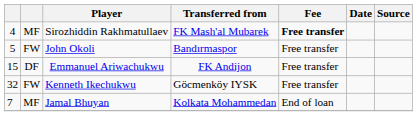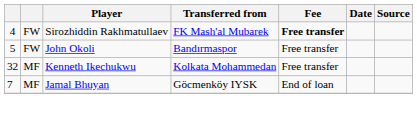(32, 31) MF -> (32, 31) FW
- row: (107, 66)
(32, 84) FW -> (32, 66) MF
(215, 84) Göcmenköy IYSK -> (225, 66) Kolkata Mohammedan
(225, 102) Kolkata Mohammedan -> (215, 84) Göcmenköy IYSK
